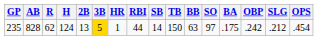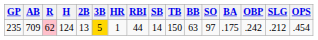(33, 27) 828 -> (33, 27) 709
(50, 27) no background -> (50, 27) pink background
